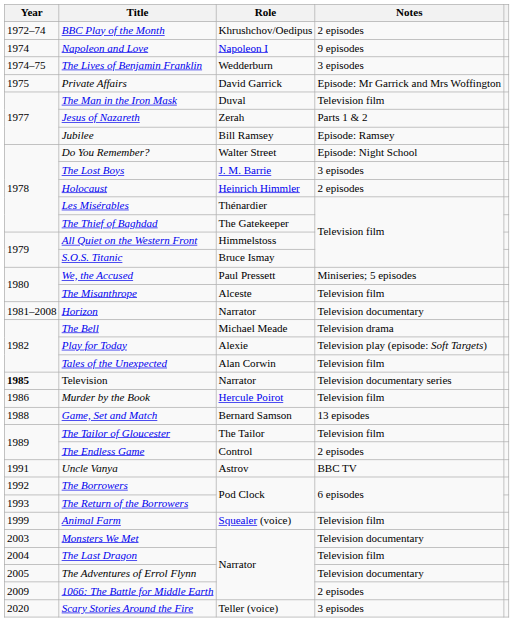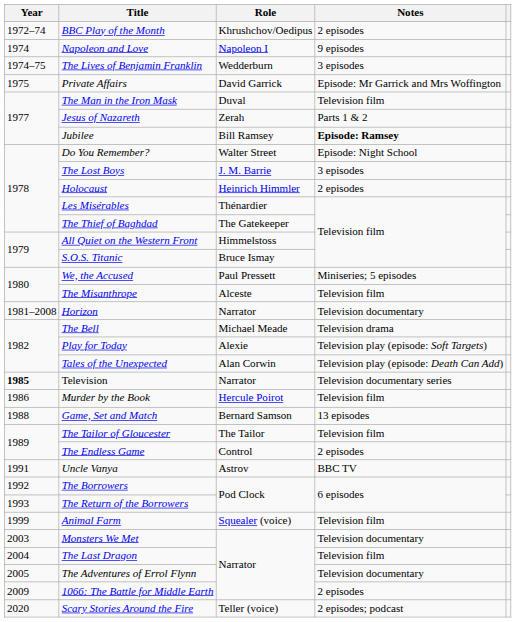(356, 135) normal -> (358, 135) bold
(351, 363) Television film -> (410, 363) Television play (episode: Death Can Add)
(341, 608) 3 episodes -> (360, 608) 2 episodes; podcast
